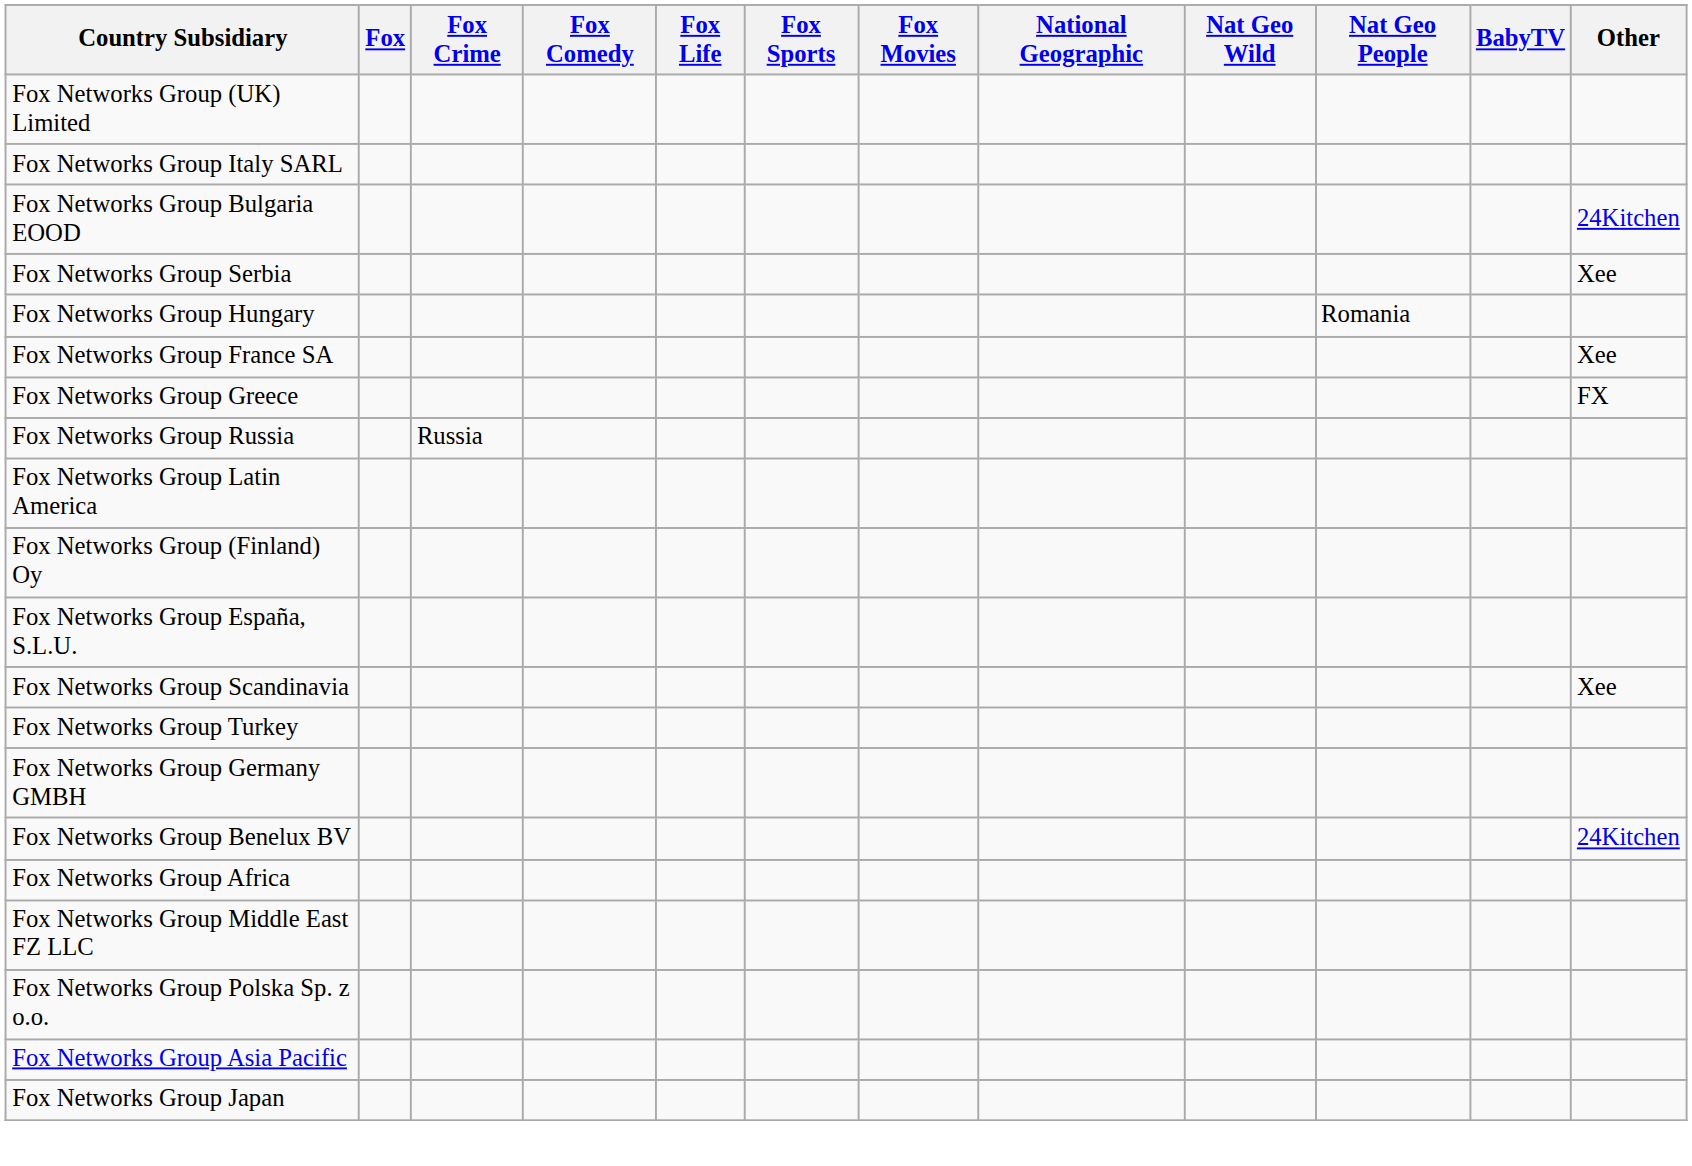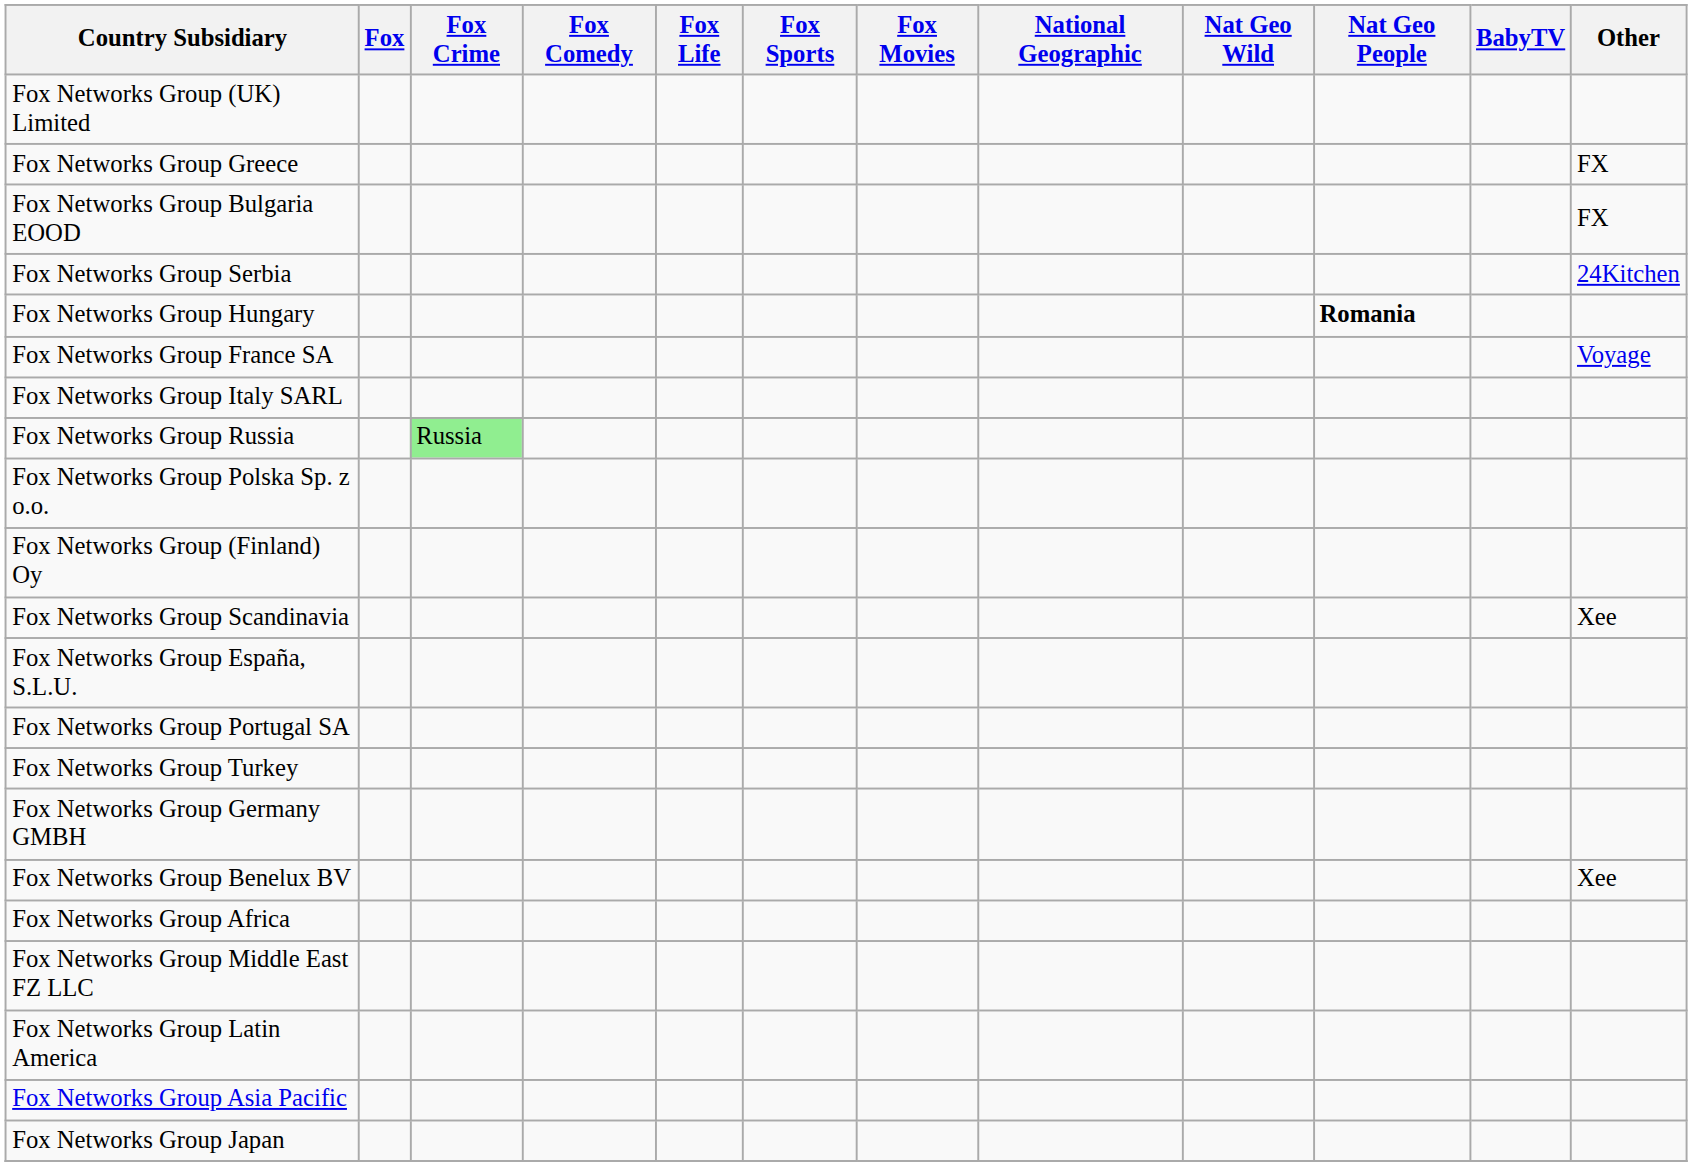rows swapped: (178, 164) <-> (155, 396)
(1628, 219) 24Kitchen -> (1593, 219) FX
(1597, 274) Xee -> (1628, 274) 24Kitchen
(1366, 315) normal -> (1367, 315) bold
(1597, 355) Xee -> (1614, 355) Voyage
(450, 437) no background -> (449, 437) lightgreen background
rows swapped: (181, 1003) <-> (146, 492)
rows swapped: (181, 687) <-> (159, 631)
+ row: (181, 727)
(1628, 838) 24Kitchen -> (1597, 878) Xee
